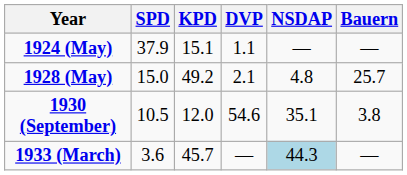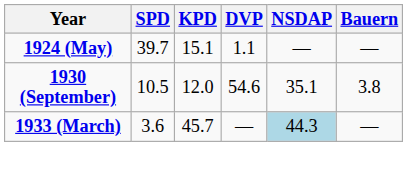(153, 47) 37.9 -> (153, 47) 39.7
- row: (68, 76)
